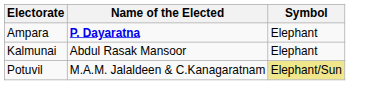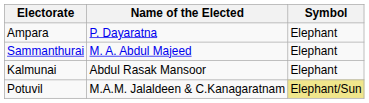(105, 32) bold -> (123, 32) normal
+ row: (46, 51)
